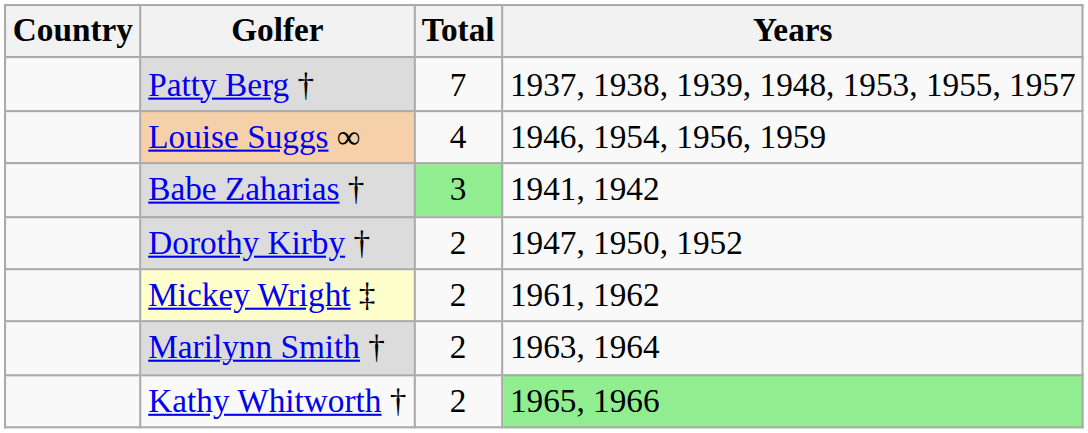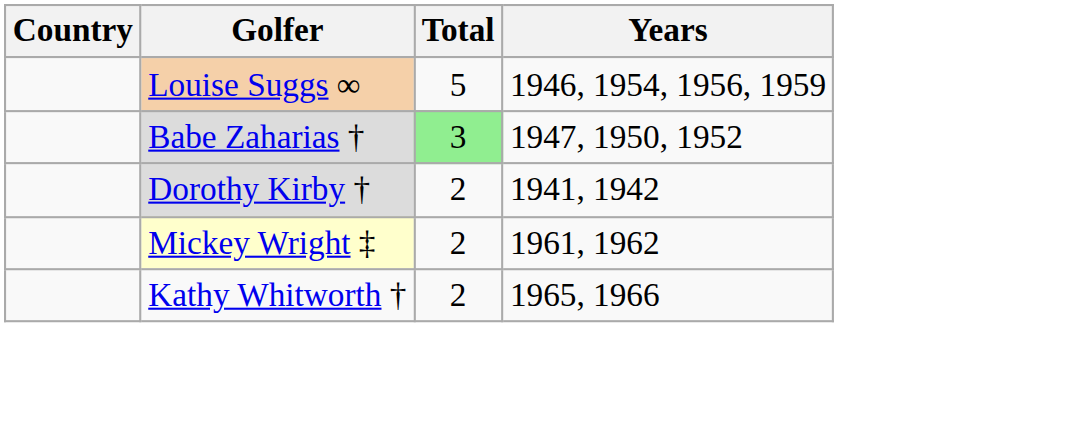- row: (231, 83)
(458, 136) 4 -> (458, 83) 5
(585, 189) 1941, 1942 -> (626, 136) 1947, 1950, 1952
(626, 242) 1947, 1950, 1952 -> (585, 189) 1941, 1942
- row: (267, 347)
(585, 400) lightgreen background -> (585, 294) no background
